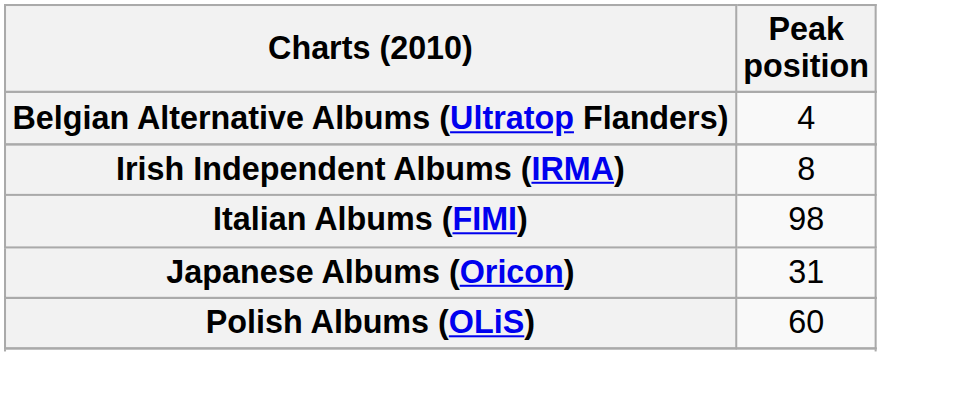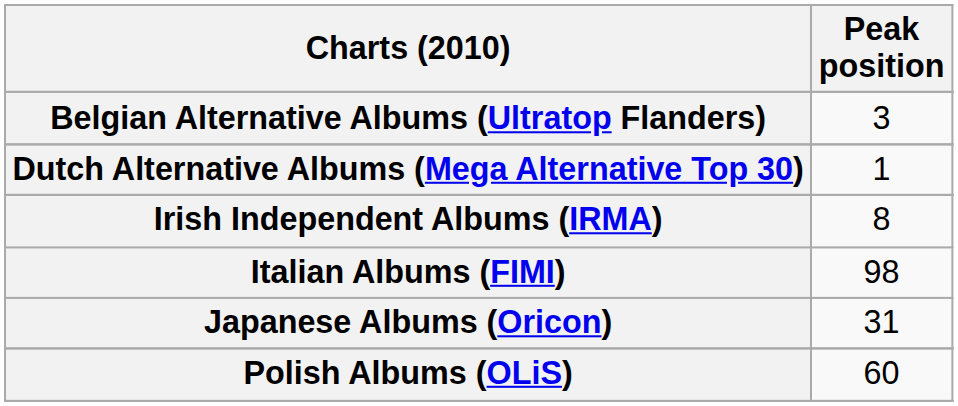(806, 117) 4 -> (882, 117) 3
+ row: (408, 169)
